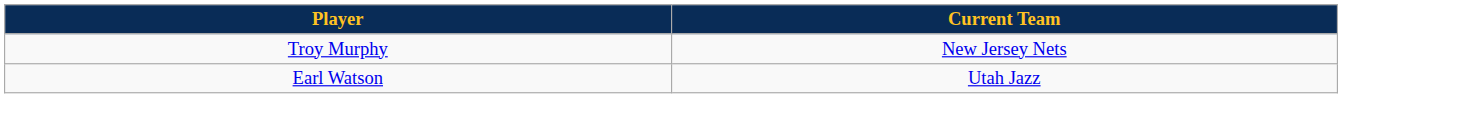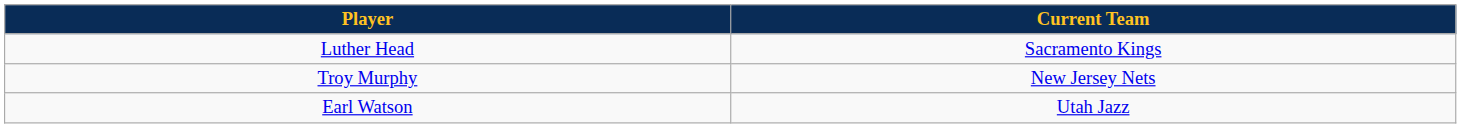+ row: (367, 48)
